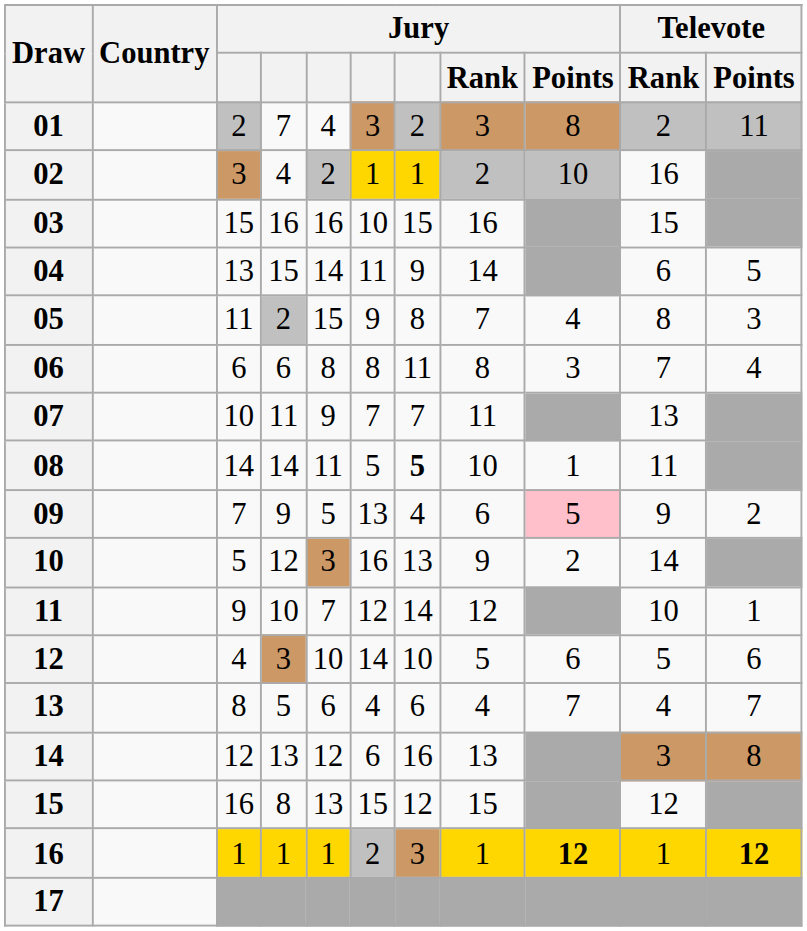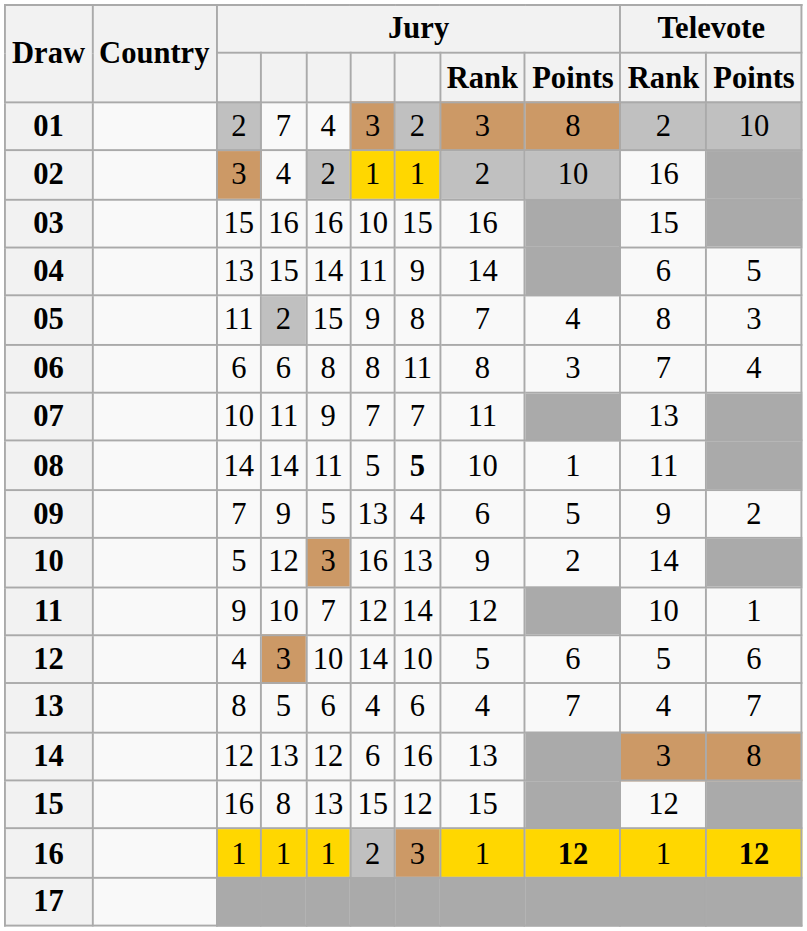(754, 125) 11 -> (754, 125) 10
(573, 513) pink background -> (573, 513) no background
